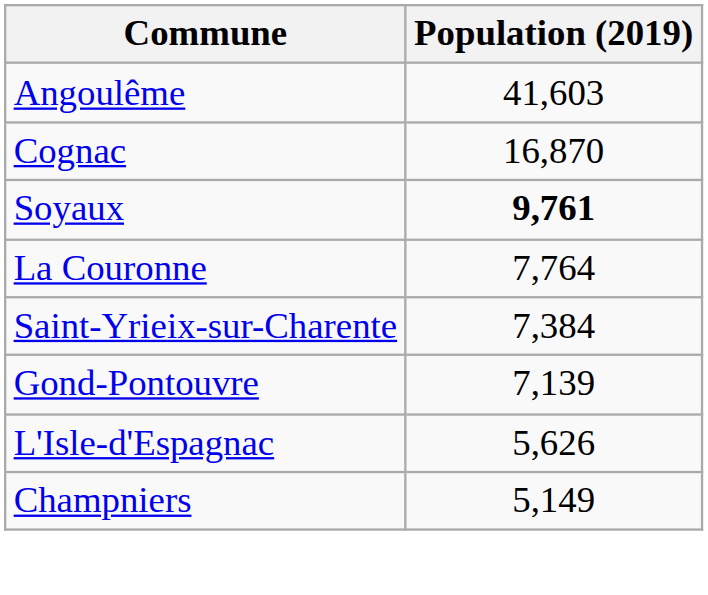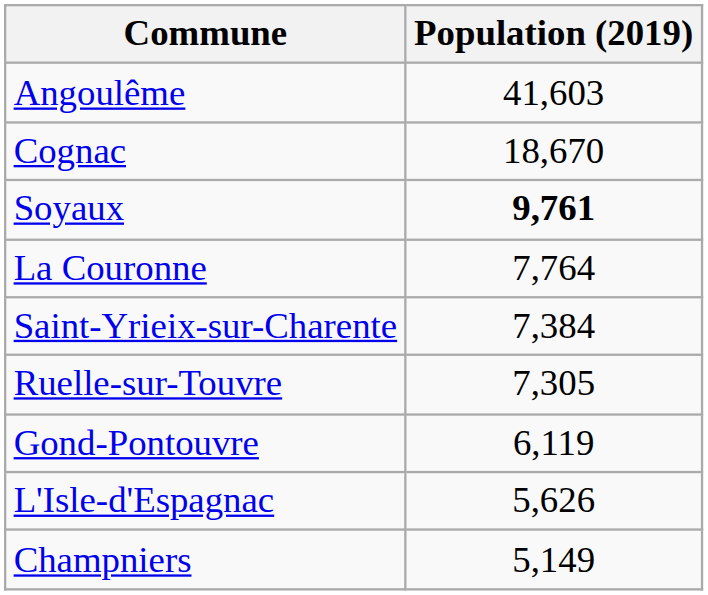(554, 150) 16,870 -> (554, 150) 18,670
+ row: (148, 383)
(554, 383) 7,139 -> (554, 442) 6,119
